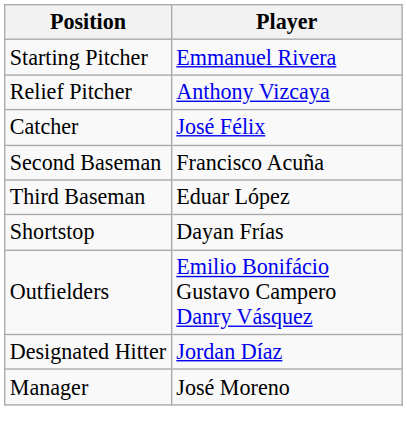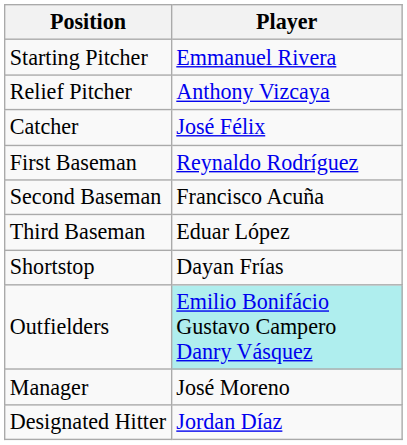+ row: (73, 162)
(256, 291) no background -> (256, 326) paleturquoise background
rows swapped: (88, 351) <-> (49, 386)
